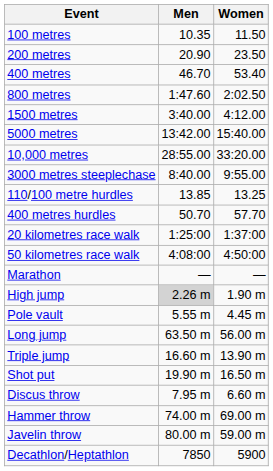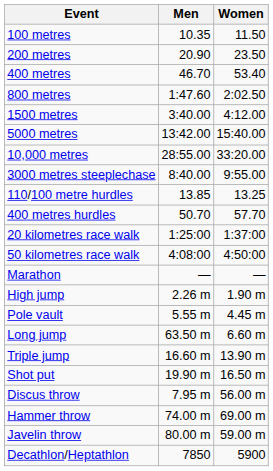(191, 295) lightgrey background -> (191, 295) no background
(243, 335) 56.00 m -> (246, 335) 6.60 m
(246, 395) 6.60 m -> (243, 395) 56.00 m
